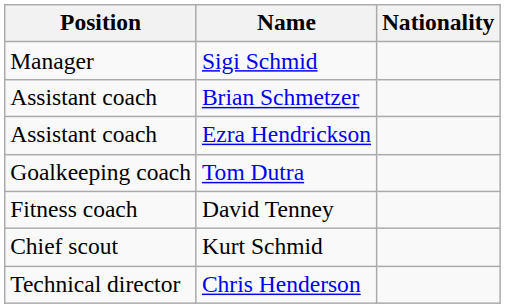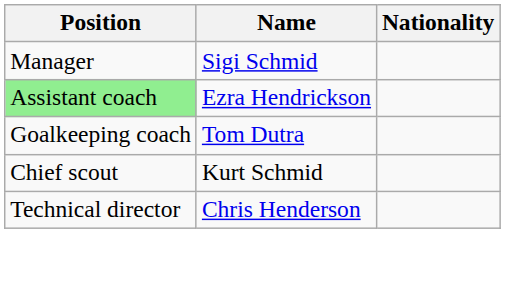- row: (281, 97)
(84, 135) no background -> (84, 97) lightgreen background
- row: (268, 209)
